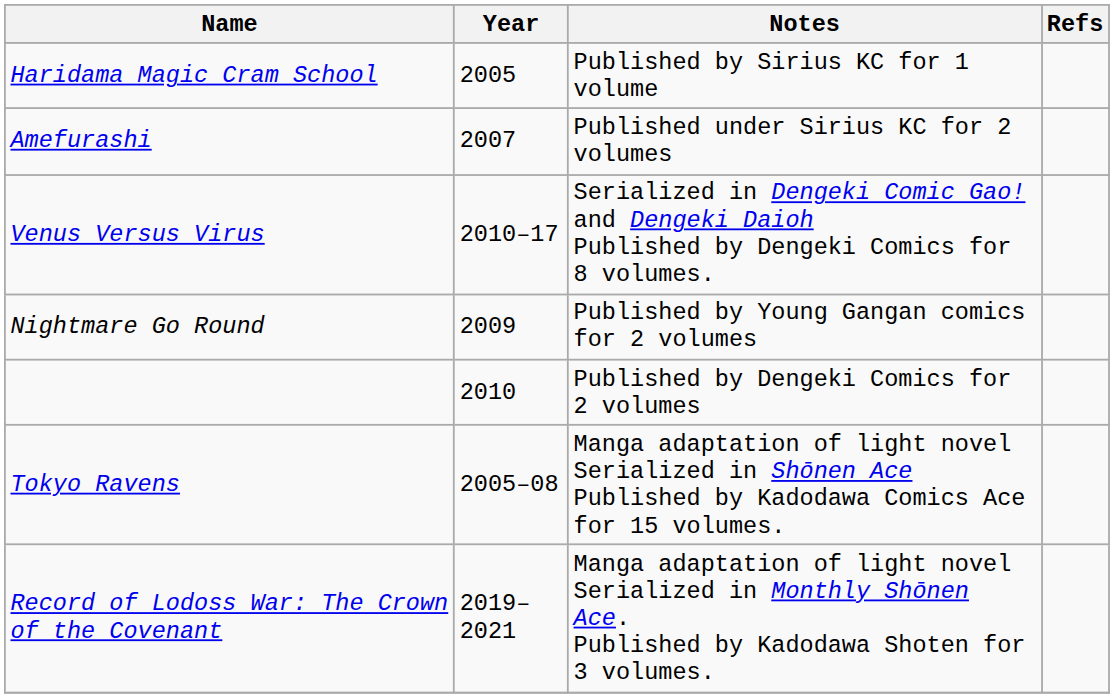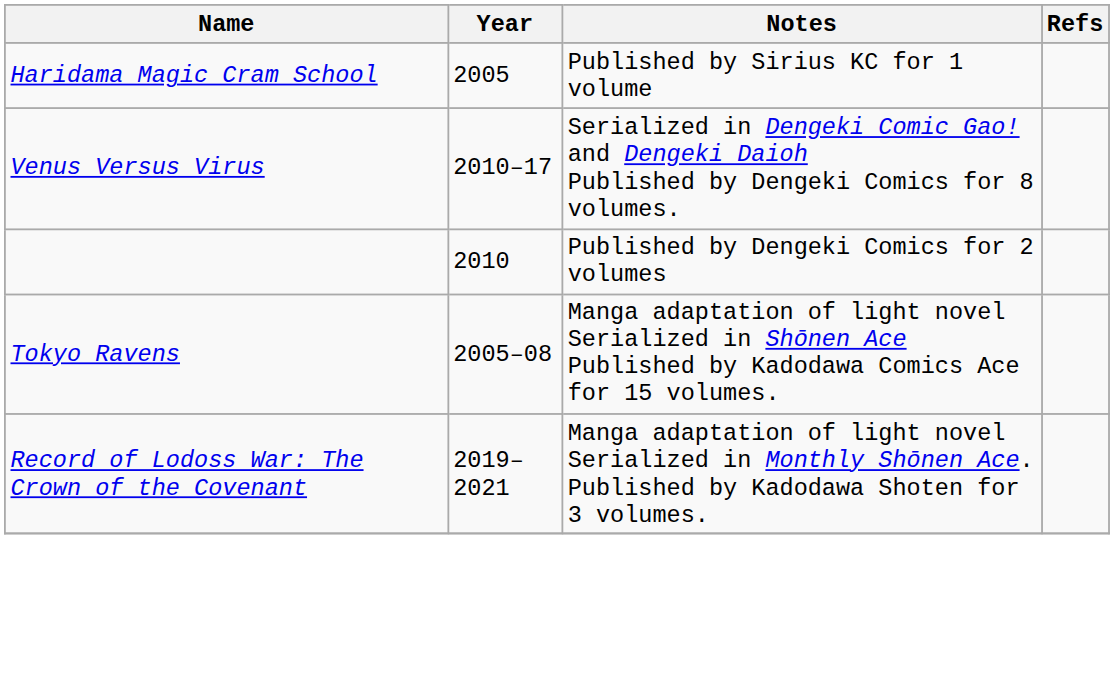- row: (81, 142)
- row: (138, 327)
